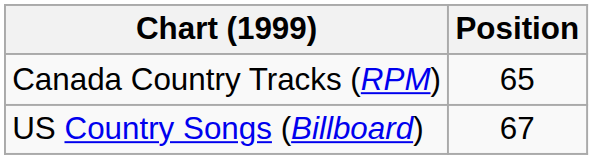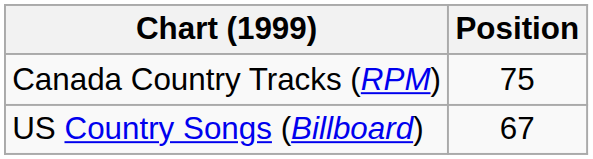(517, 79) 65 -> (517, 79) 75
